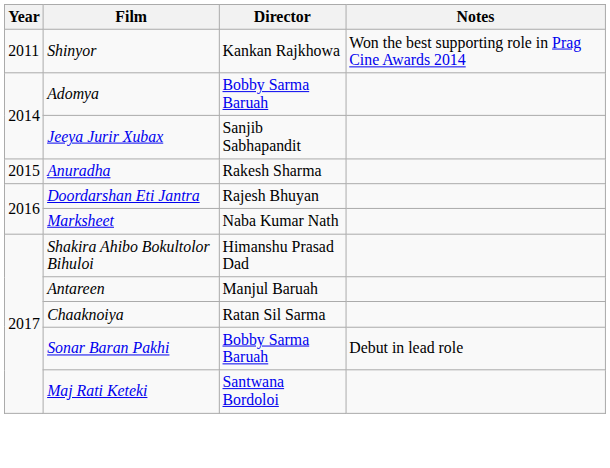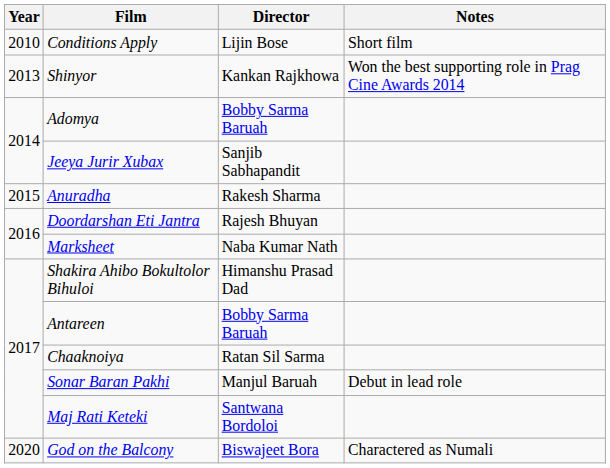+ row: (102, 42)
(24, 51) 2011 -> (24, 76) 2013
(270, 289) Manjul Baruah -> (265, 323) Bobby Sarma Baruah
(266, 348) Bobby Sarma Baruah -> (269, 382) Manjul Baruah
+ row: (110, 450)
